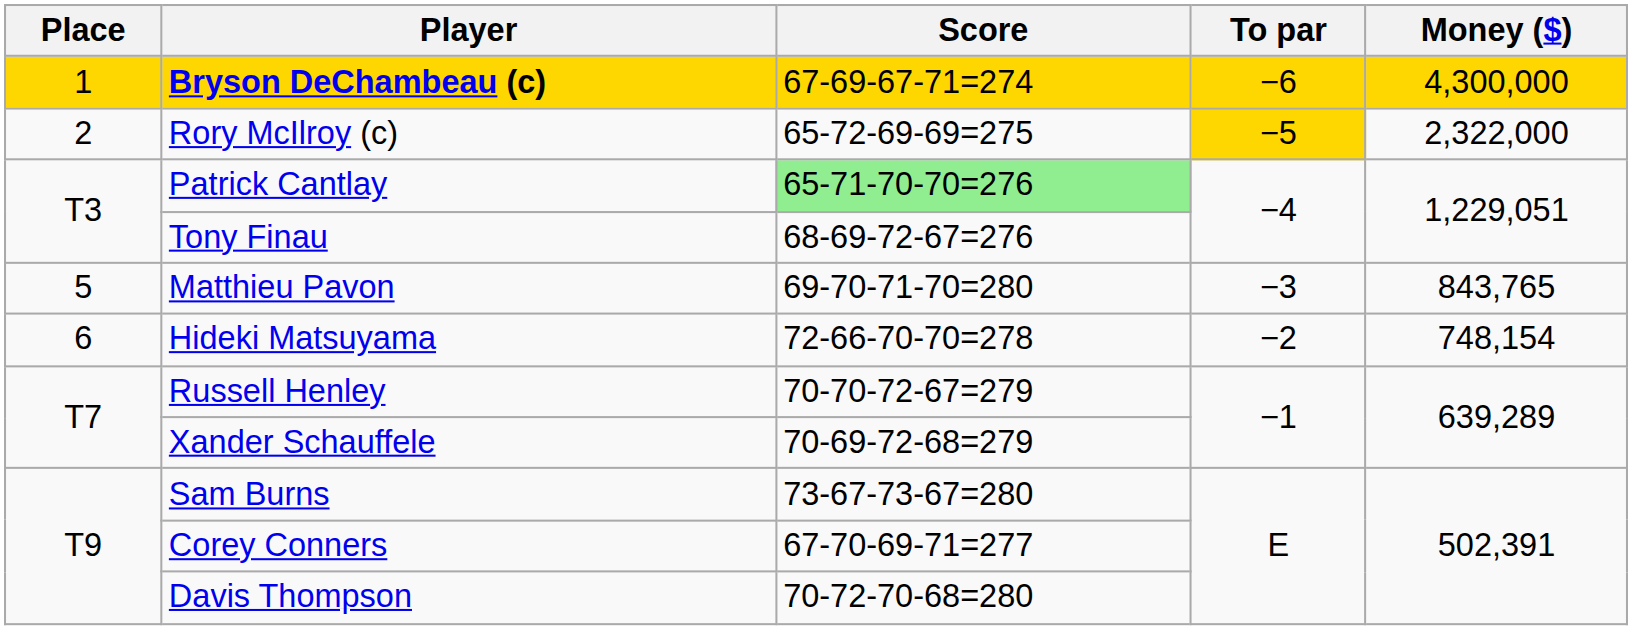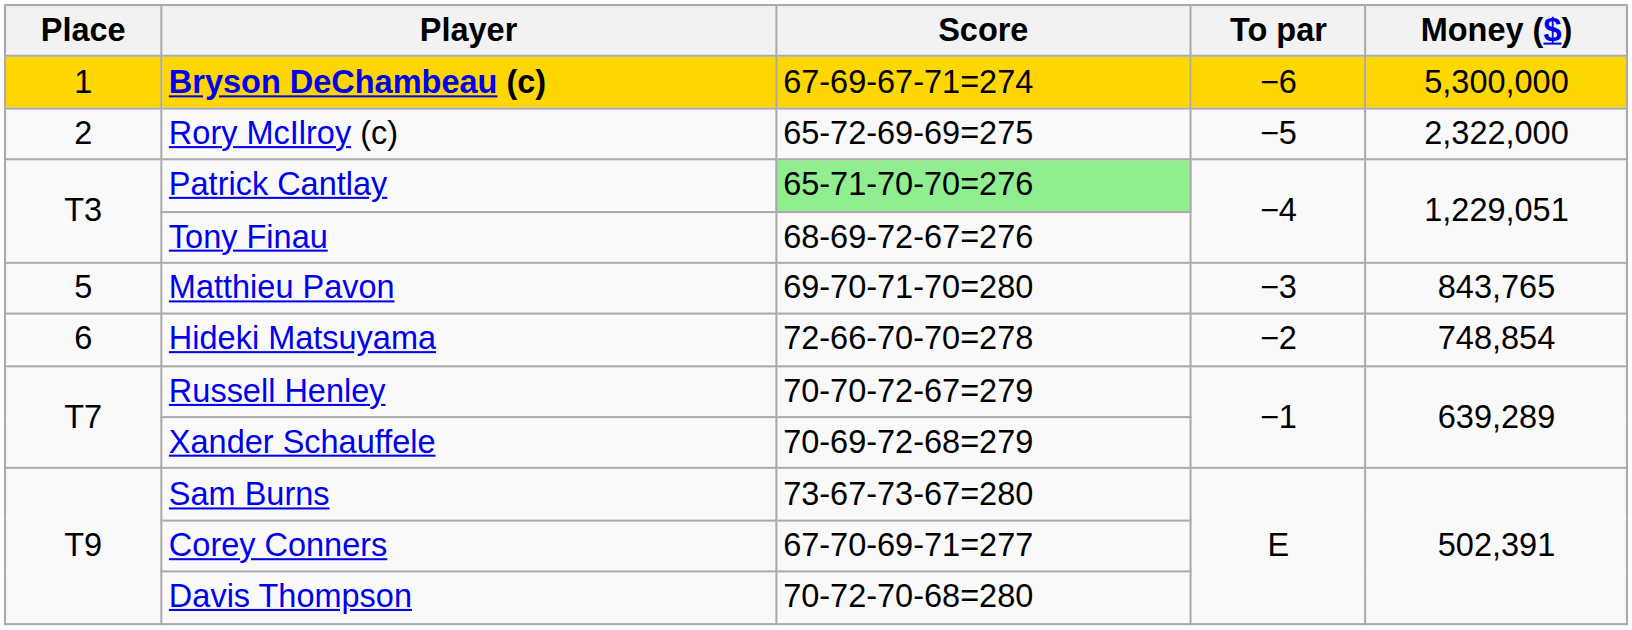(1496, 81) 4,300,000 -> (1496, 81) 5,300,000
(1278, 133) gold background -> (1278, 133) no background
(1496, 339) 748,154 -> (1496, 339) 748,854
